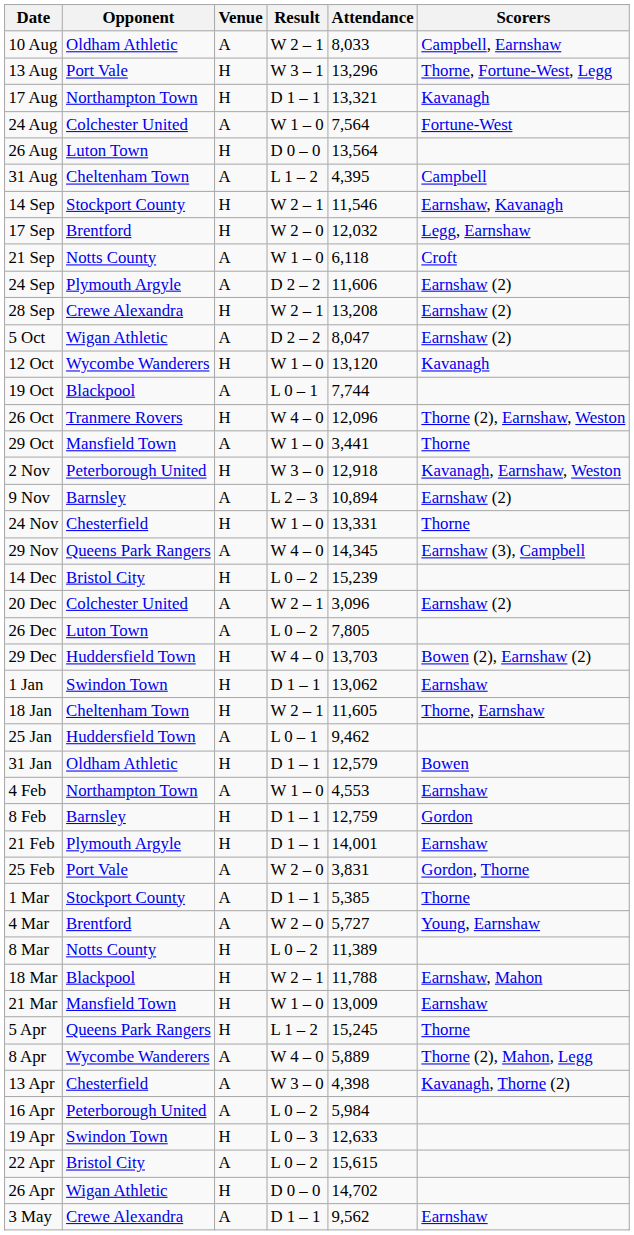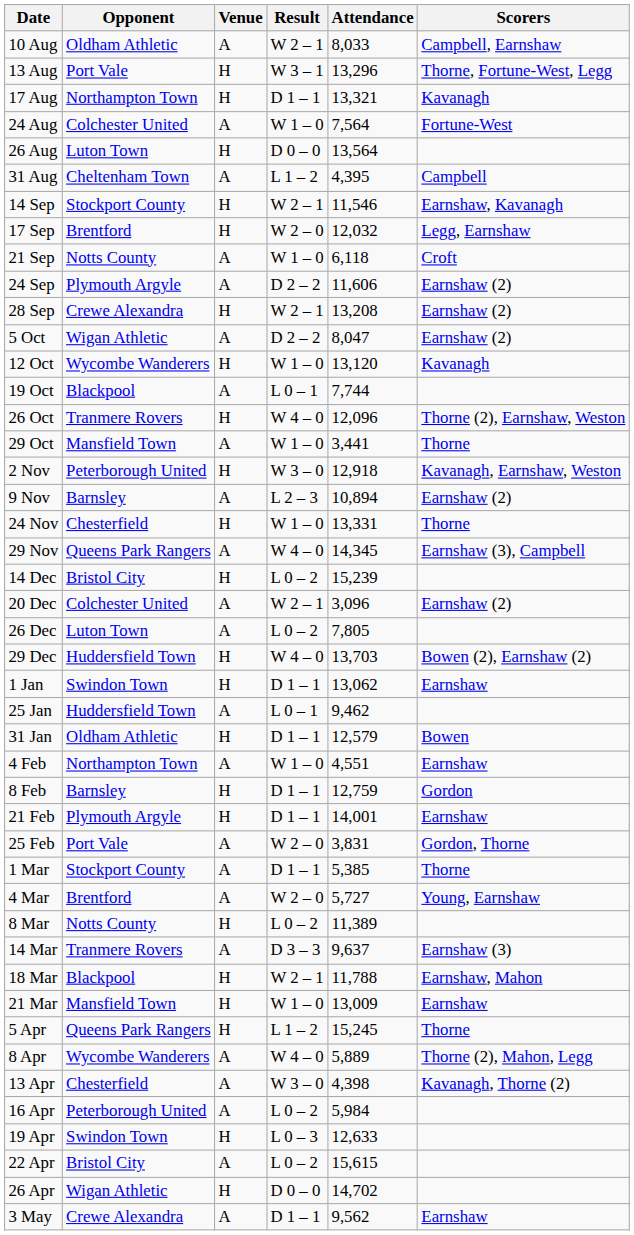- row: (30, 710)
(350, 790) 4,553 -> (350, 763) 4,551
+ row: (33, 950)
